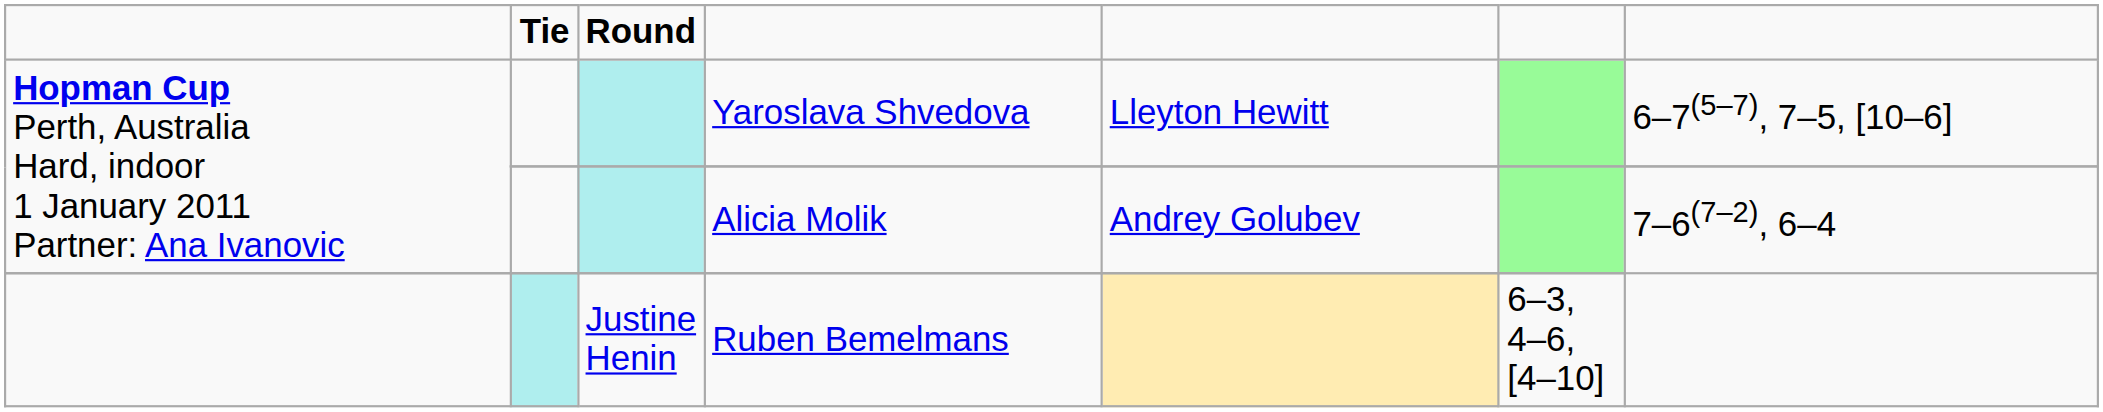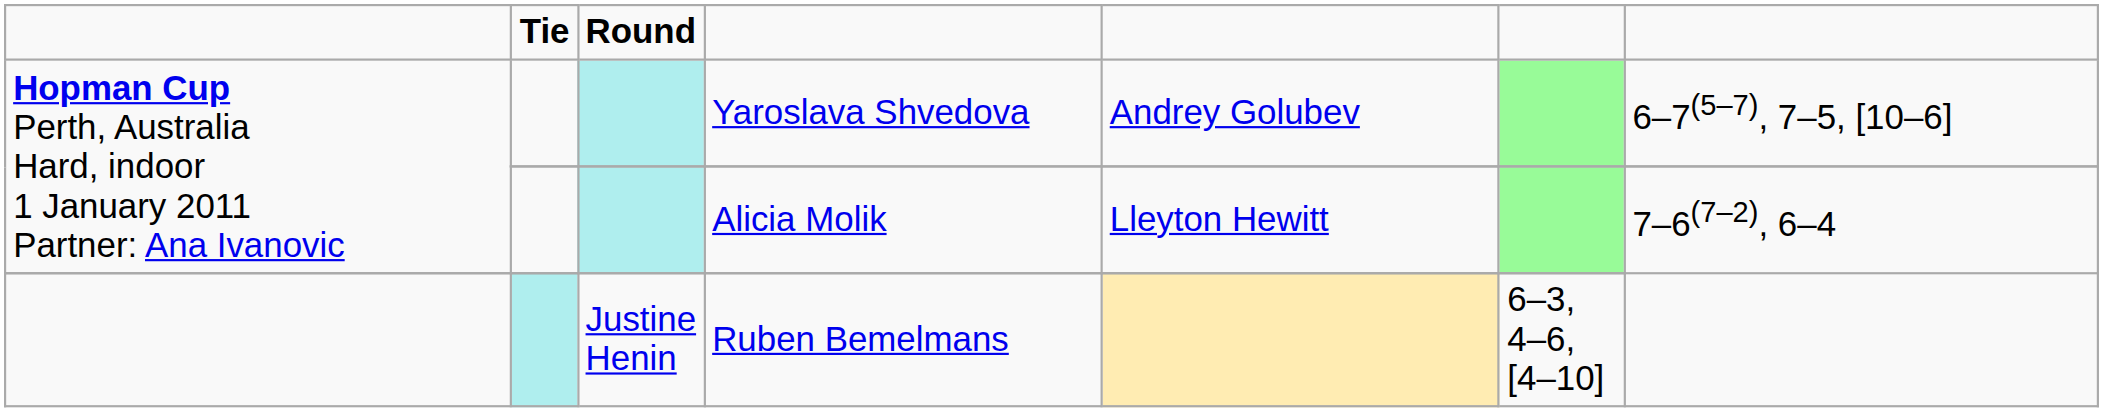(1219, 112) Lleyton Hewitt -> (1235, 112) Andrey Golubev
(1235, 219) Andrey Golubev -> (1219, 219) Lleyton Hewitt
